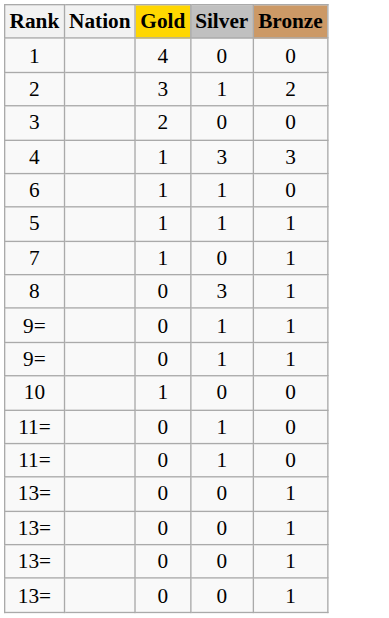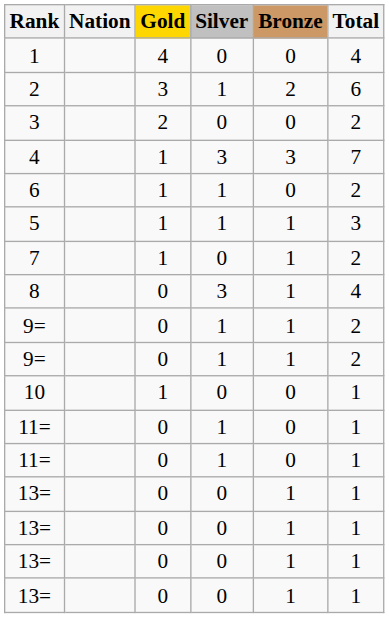+ column: (356, 21)
